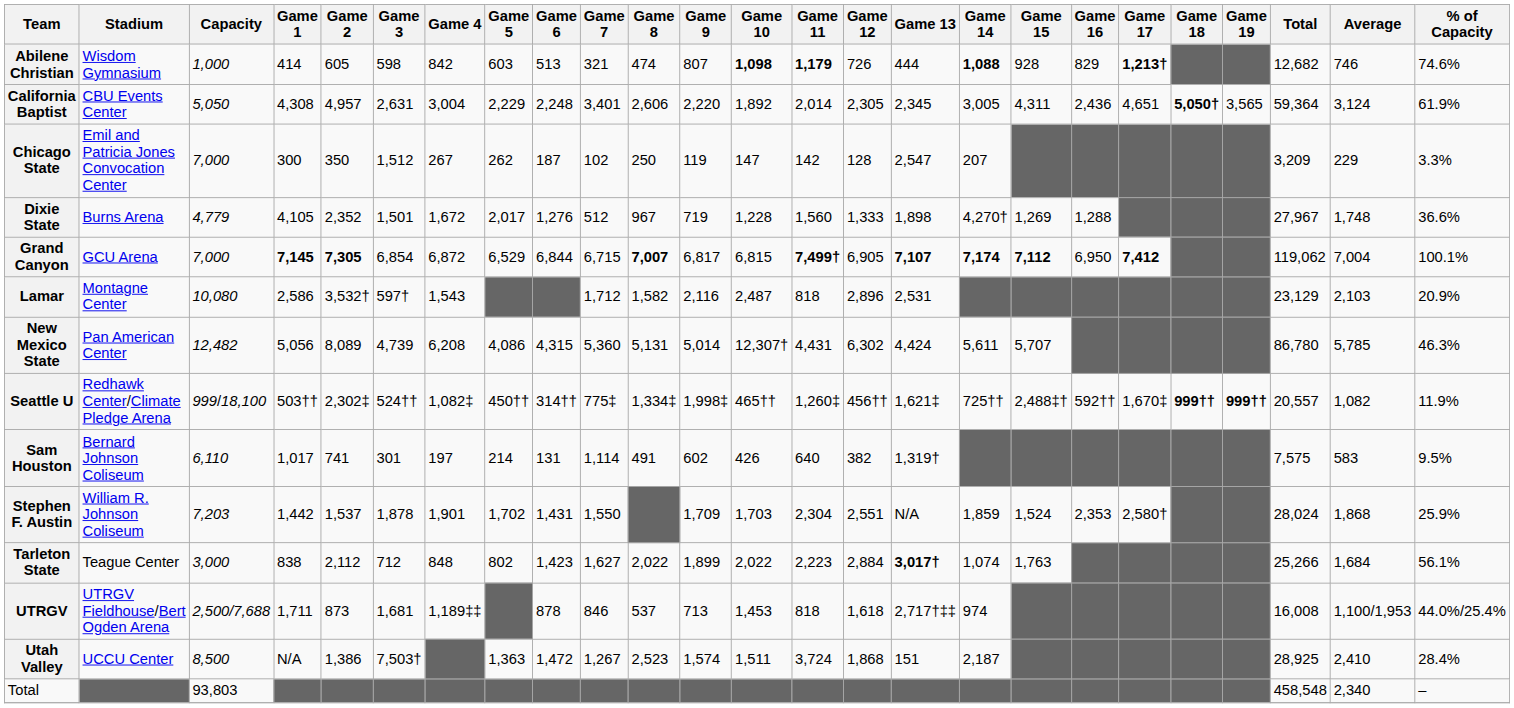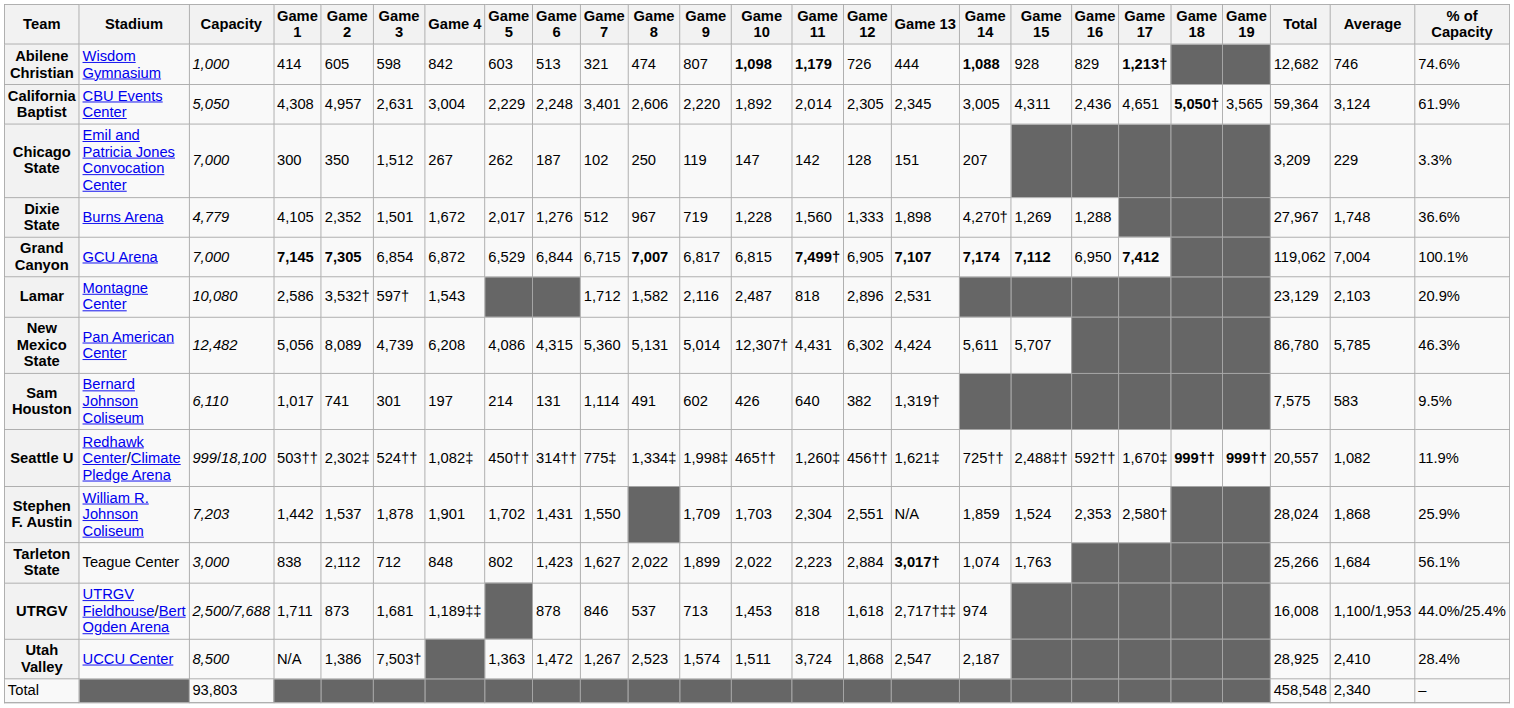(913, 160) 2,547 -> (907, 160) 151
rows swapped: (42, 458) <-> (42, 401)
(907, 659) 151 -> (913, 659) 2,547
